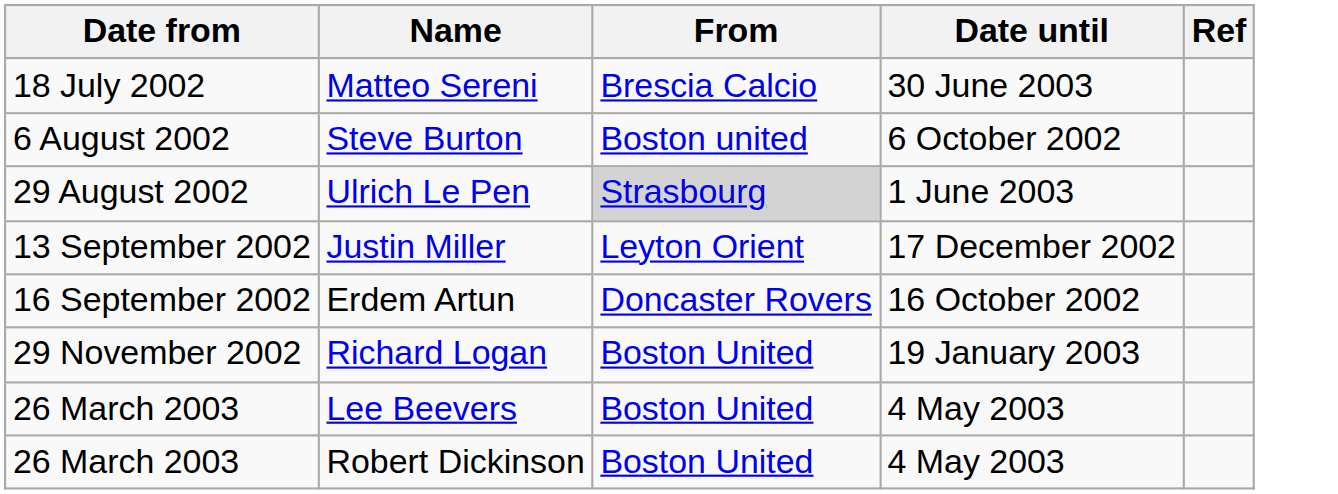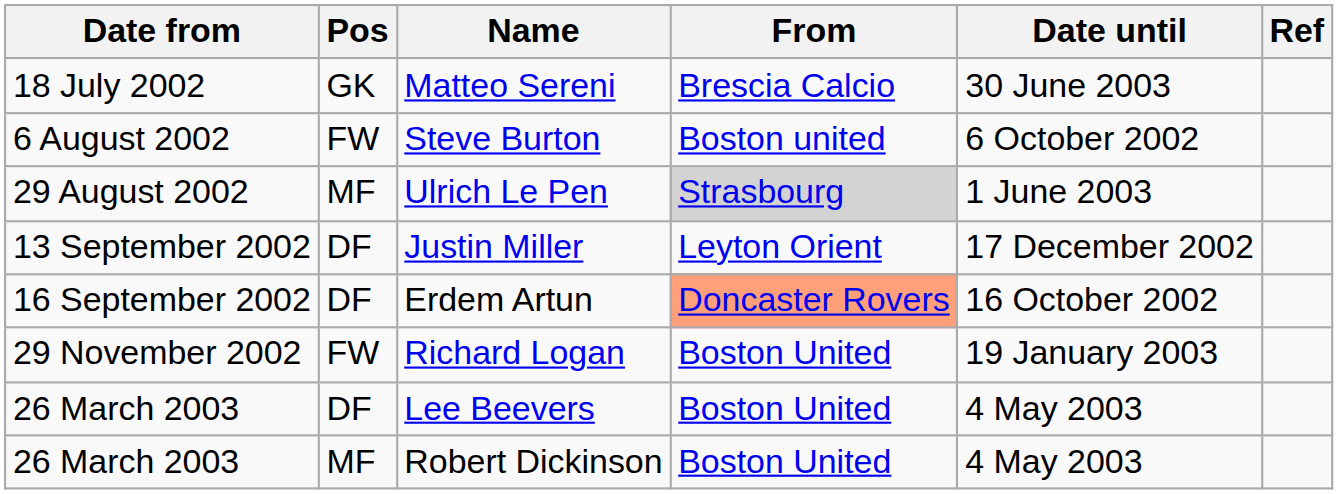+ column: (358, 31)
(736, 300) no background -> (814, 300) lightsalmon background
